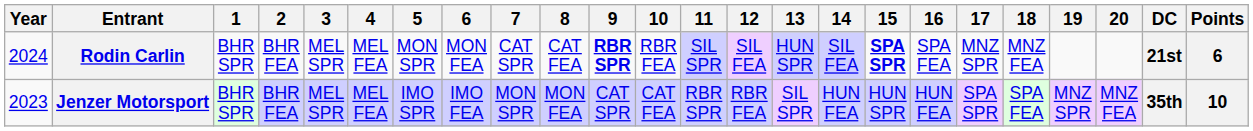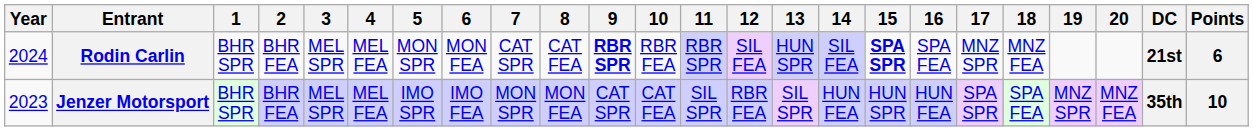(704, 55) SIL SPR -> (704, 55) RBR SPR
(704, 102) RBR SPR -> (704, 102) SIL SPR
